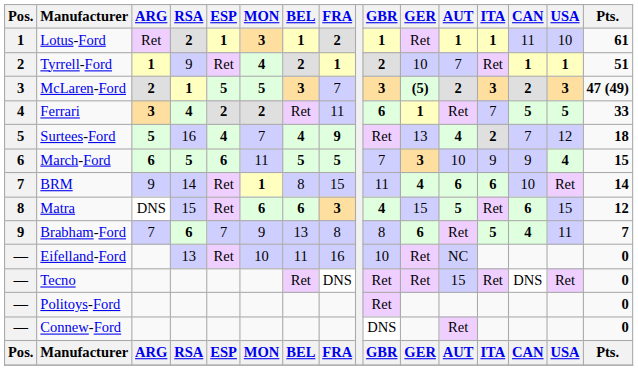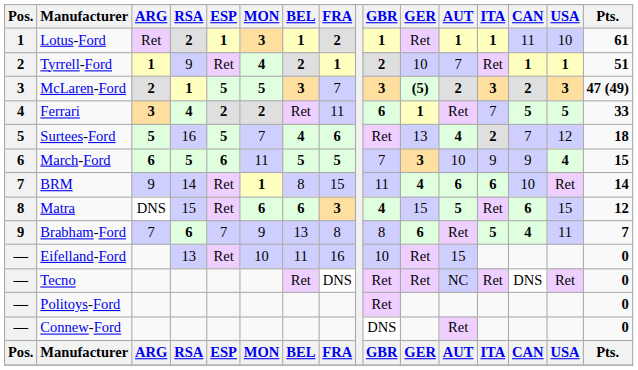(224, 136) 4 -> (224, 136) 5
(337, 136) 9 -> (337, 136) 6
(458, 256) NC -> (458, 256) 15
(458, 280) 15 -> (458, 280) NC
